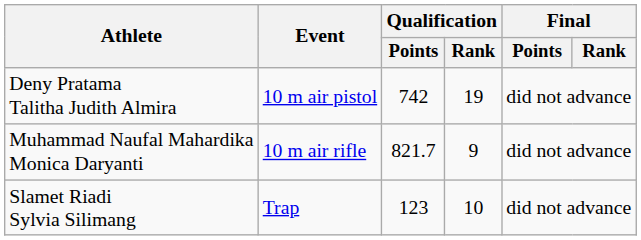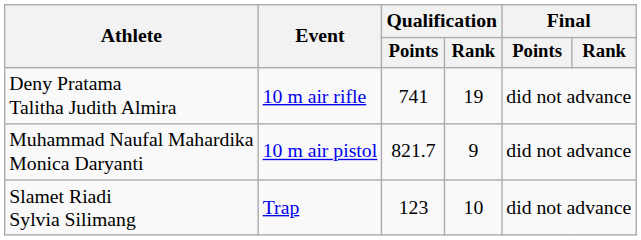(320, 96) 10 m air pistol -> (314, 96) 10 m air rifle
(413, 96) 742 -> (413, 96) 741
(314, 151) 10 m air rifle -> (320, 151) 10 m air pistol
